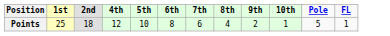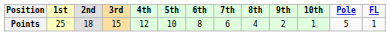+ column: (116, 11)
